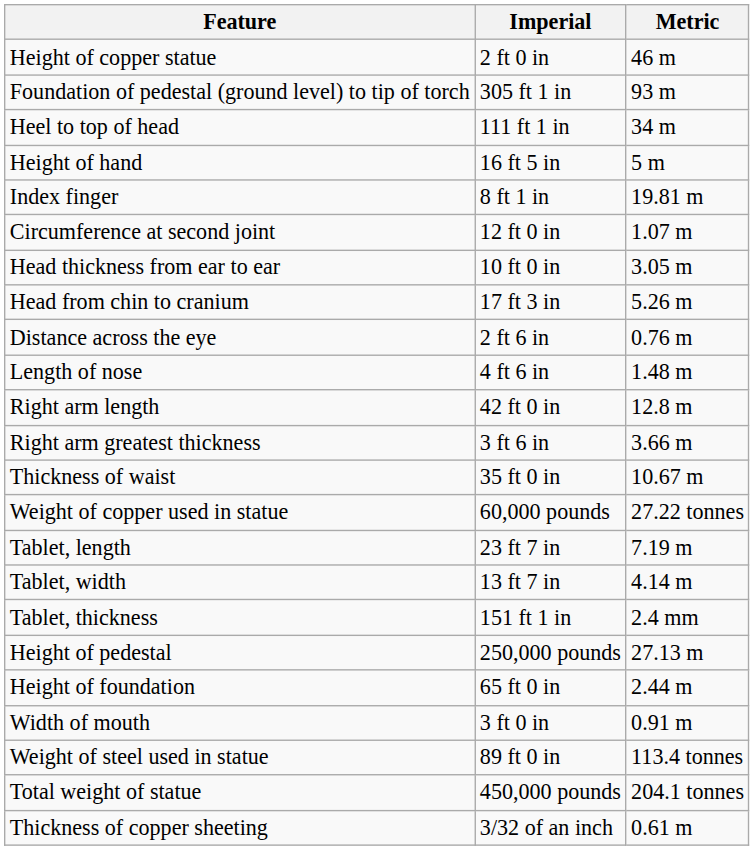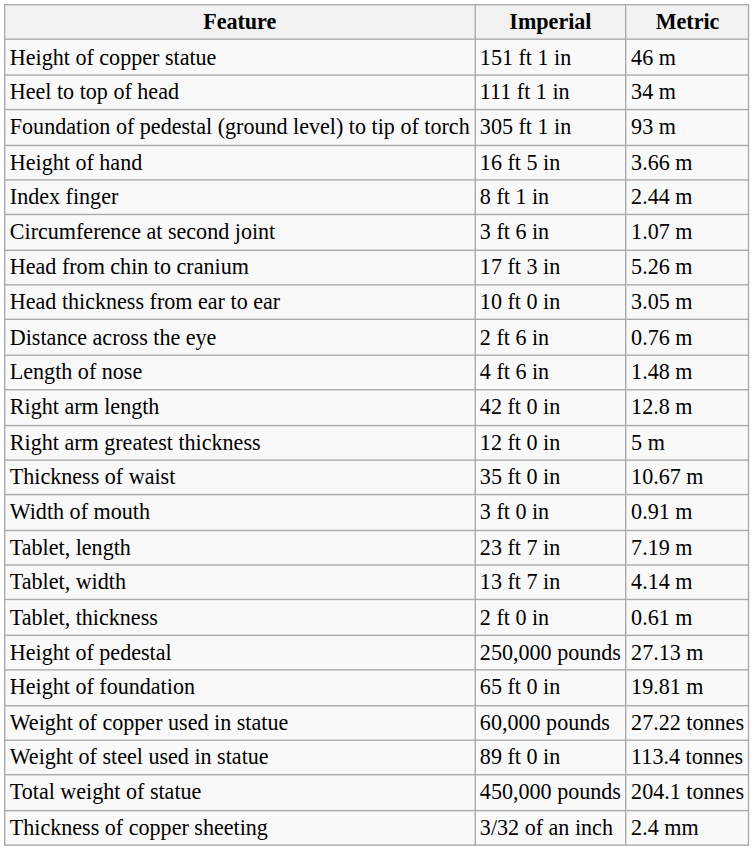(515, 57) 2 ft 0 in -> (526, 57) 151 ft 1 in
rows swapped: (240, 92) <-> (94, 127)
(648, 162) 5 m -> (662, 162) 3.66 m
(667, 197) 19.81 m -> (662, 197) 2.44 m
(520, 232) 12 ft 0 in -> (515, 232) 3 ft 6 in
rows swapped: (129, 302) <-> (145, 267)
(515, 442) 3 ft 6 in -> (520, 442) 12 ft 0 in
(662, 442) 3.66 m -> (648, 442) 5 m
rows swapped: (80, 722) <-> (149, 512)
(526, 617) 151 ft 1 in -> (515, 617) 2 ft 0 in
(665, 617) 2.4 mm -> (662, 617) 0.61 m
(662, 687) 2.44 m -> (667, 687) 19.81 m
(662, 827) 0.61 m -> (665, 827) 2.4 mm
